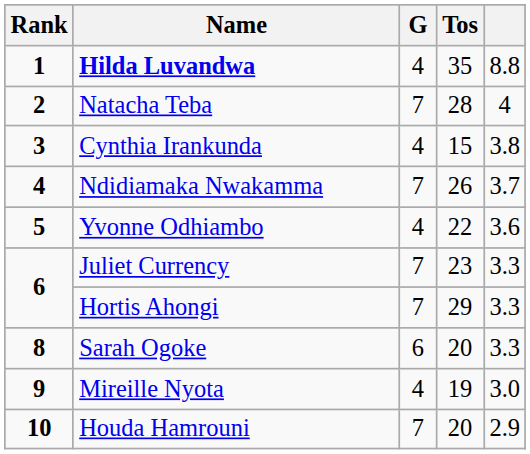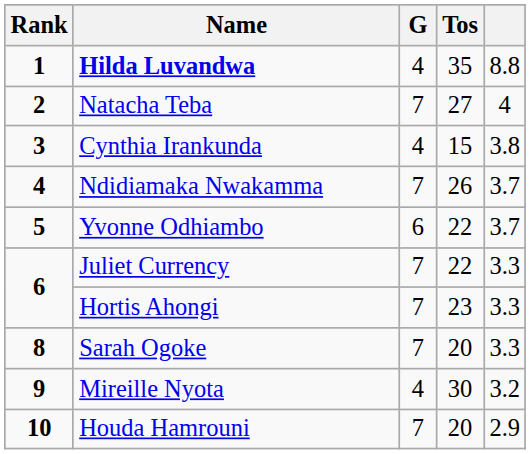(460, 105) 28 -> (460, 105) 27
(418, 226) 4 -> (418, 226) 6
(505, 226) 3.6 -> (505, 226) 3.7
(460, 267) 23 -> (460, 267) 22
(460, 307) 29 -> (460, 307) 23
(418, 348) 6 -> (418, 348) 7
(460, 388) 19 -> (460, 388) 30
(505, 388) 3.0 -> (505, 388) 3.2
